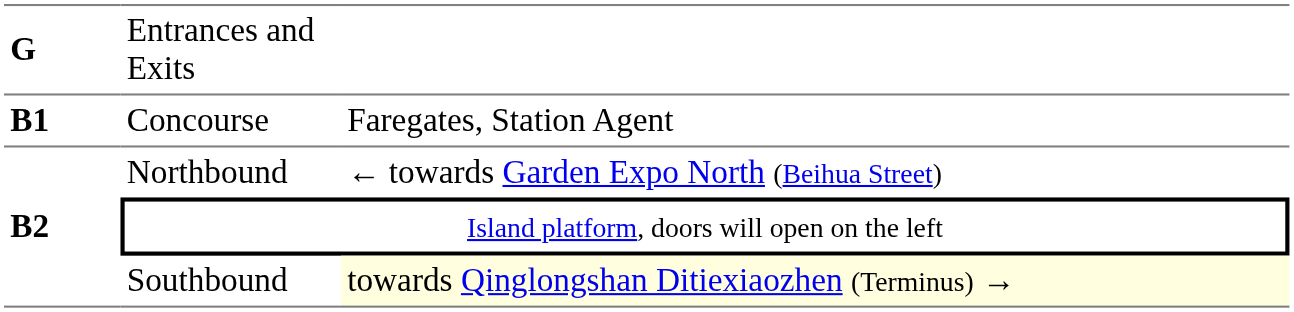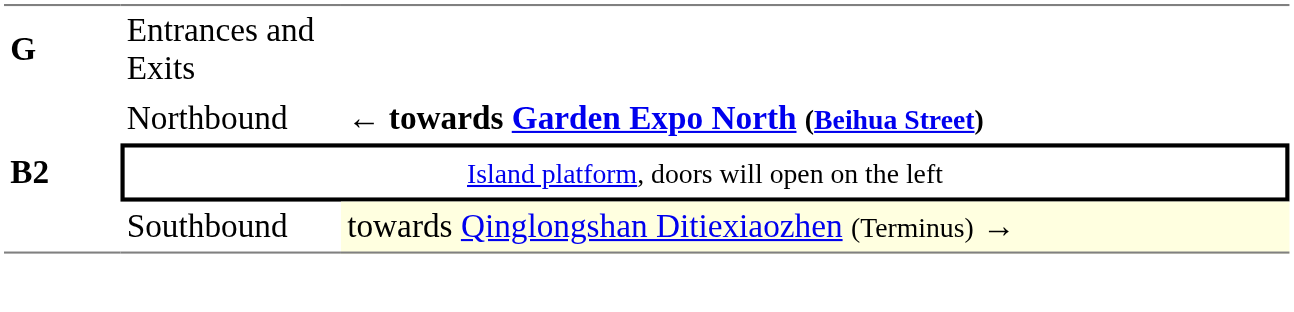- row: (198, 119)
(645, 171) normal -> (665, 117) bold
